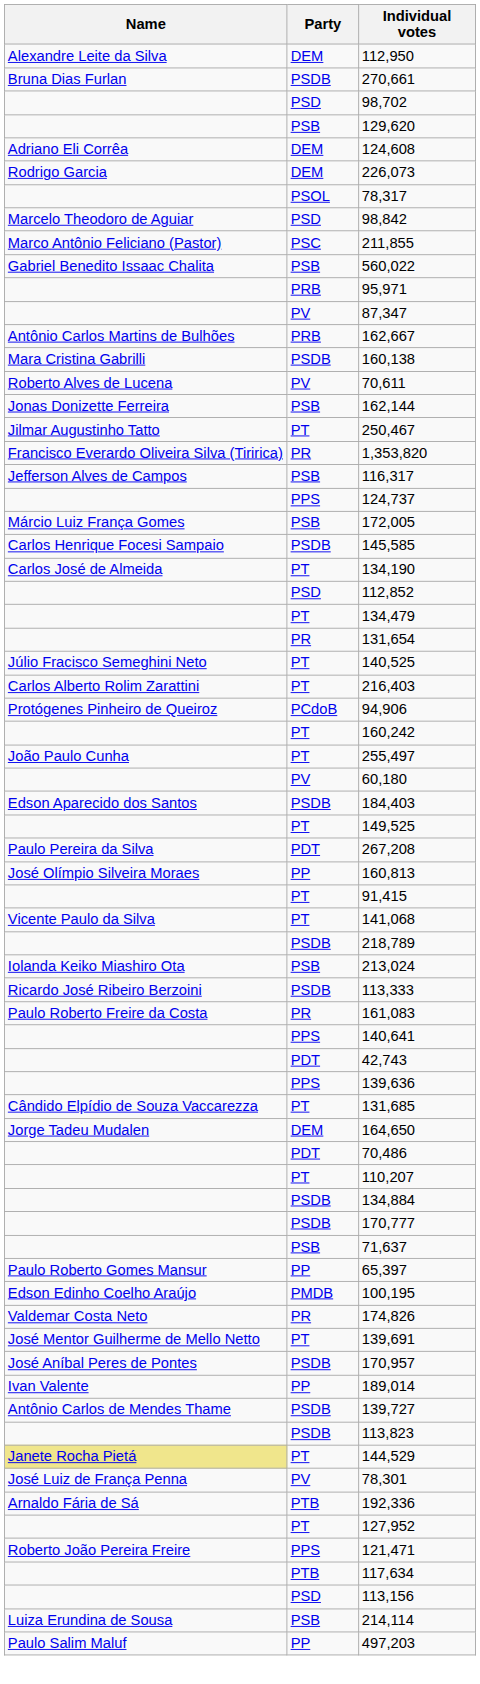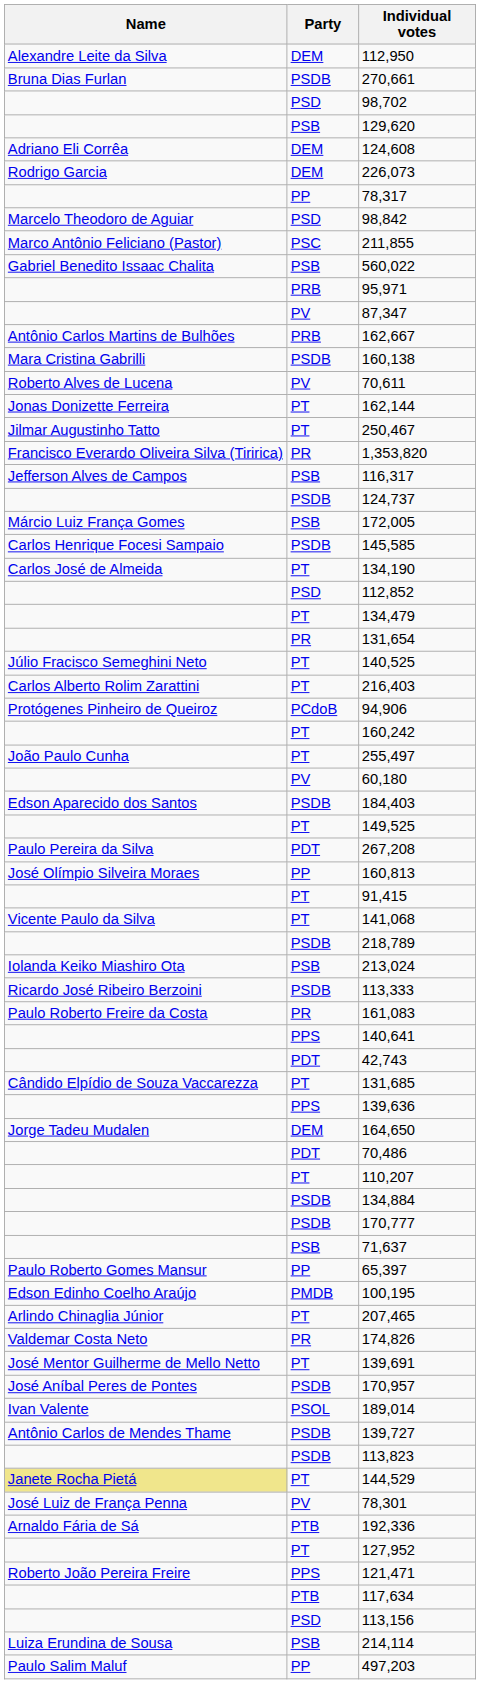(310, 196) PSOL -> (300, 196) PP
(305, 406) PSB -> (300, 406) PT
(305, 499) PPS -> (311, 499) PSDB
rows swapped: (388, 1106) <-> (388, 1083)
+ row: (388, 1316)
(300, 1386) PP -> (310, 1410) PSOL
